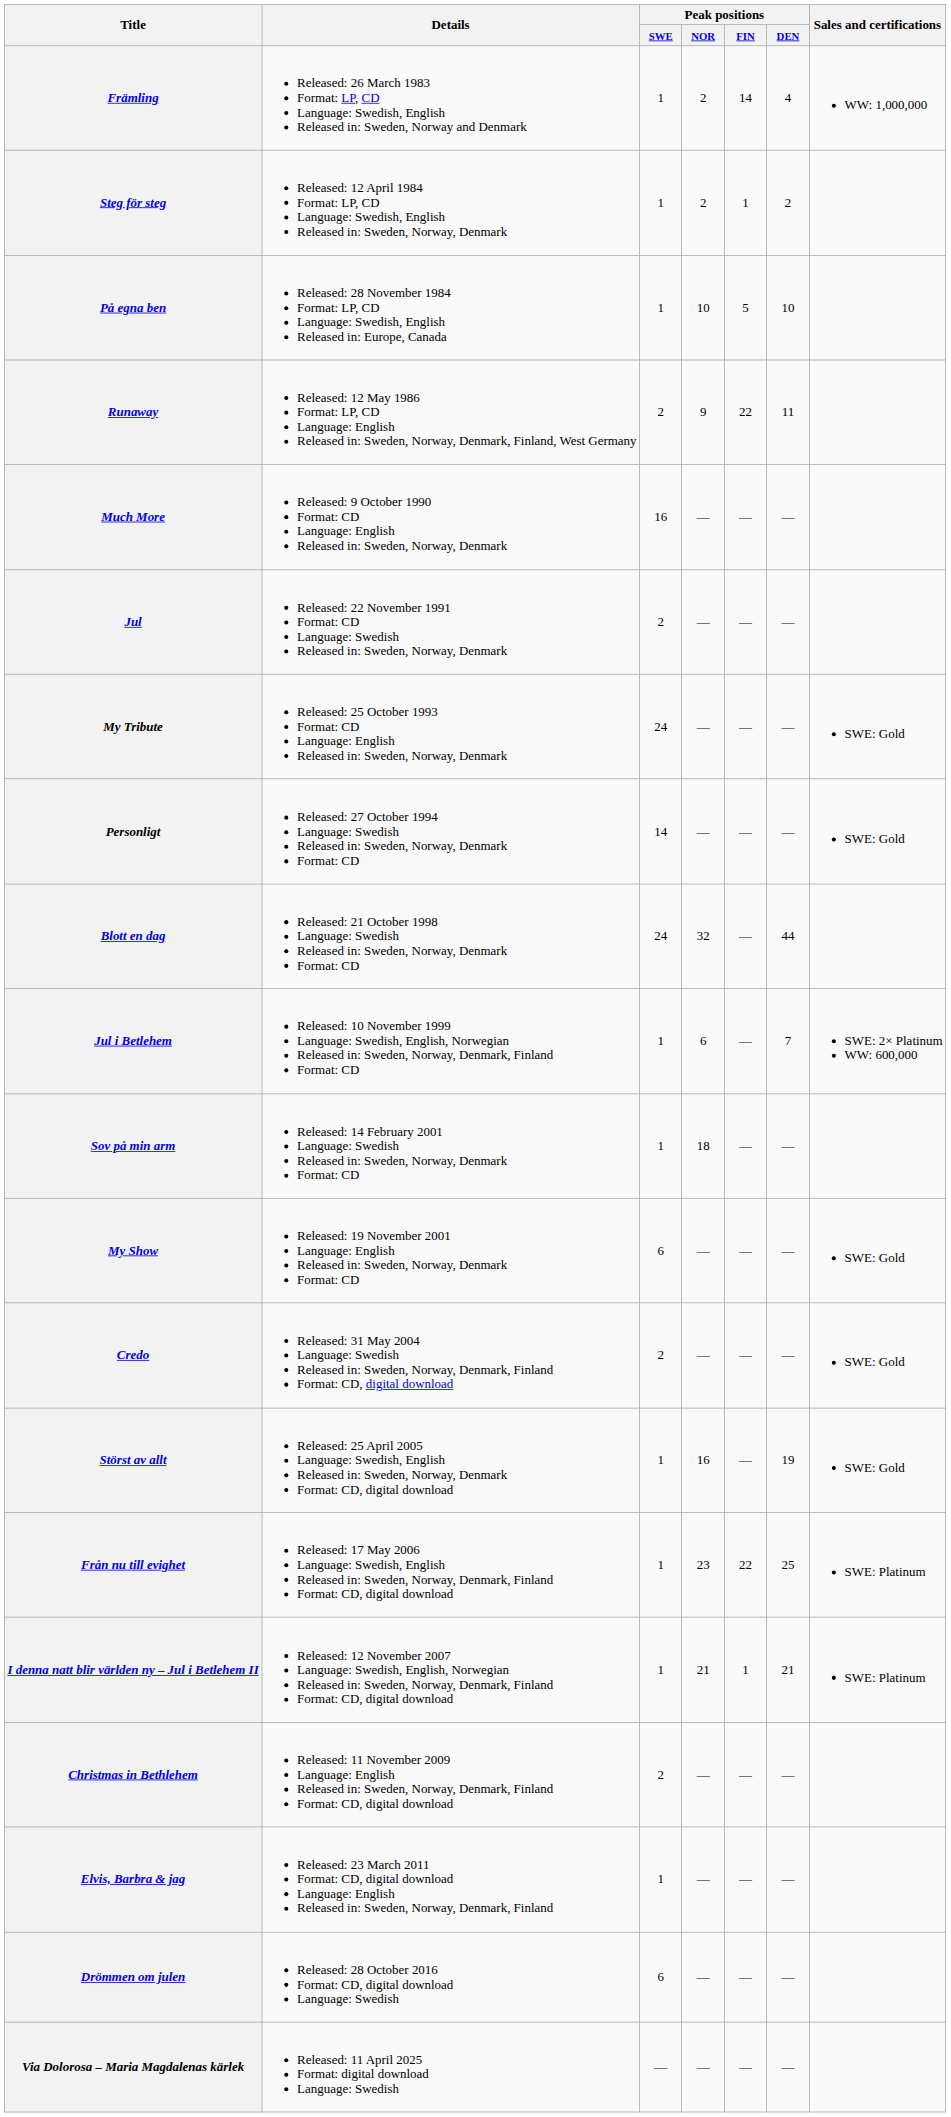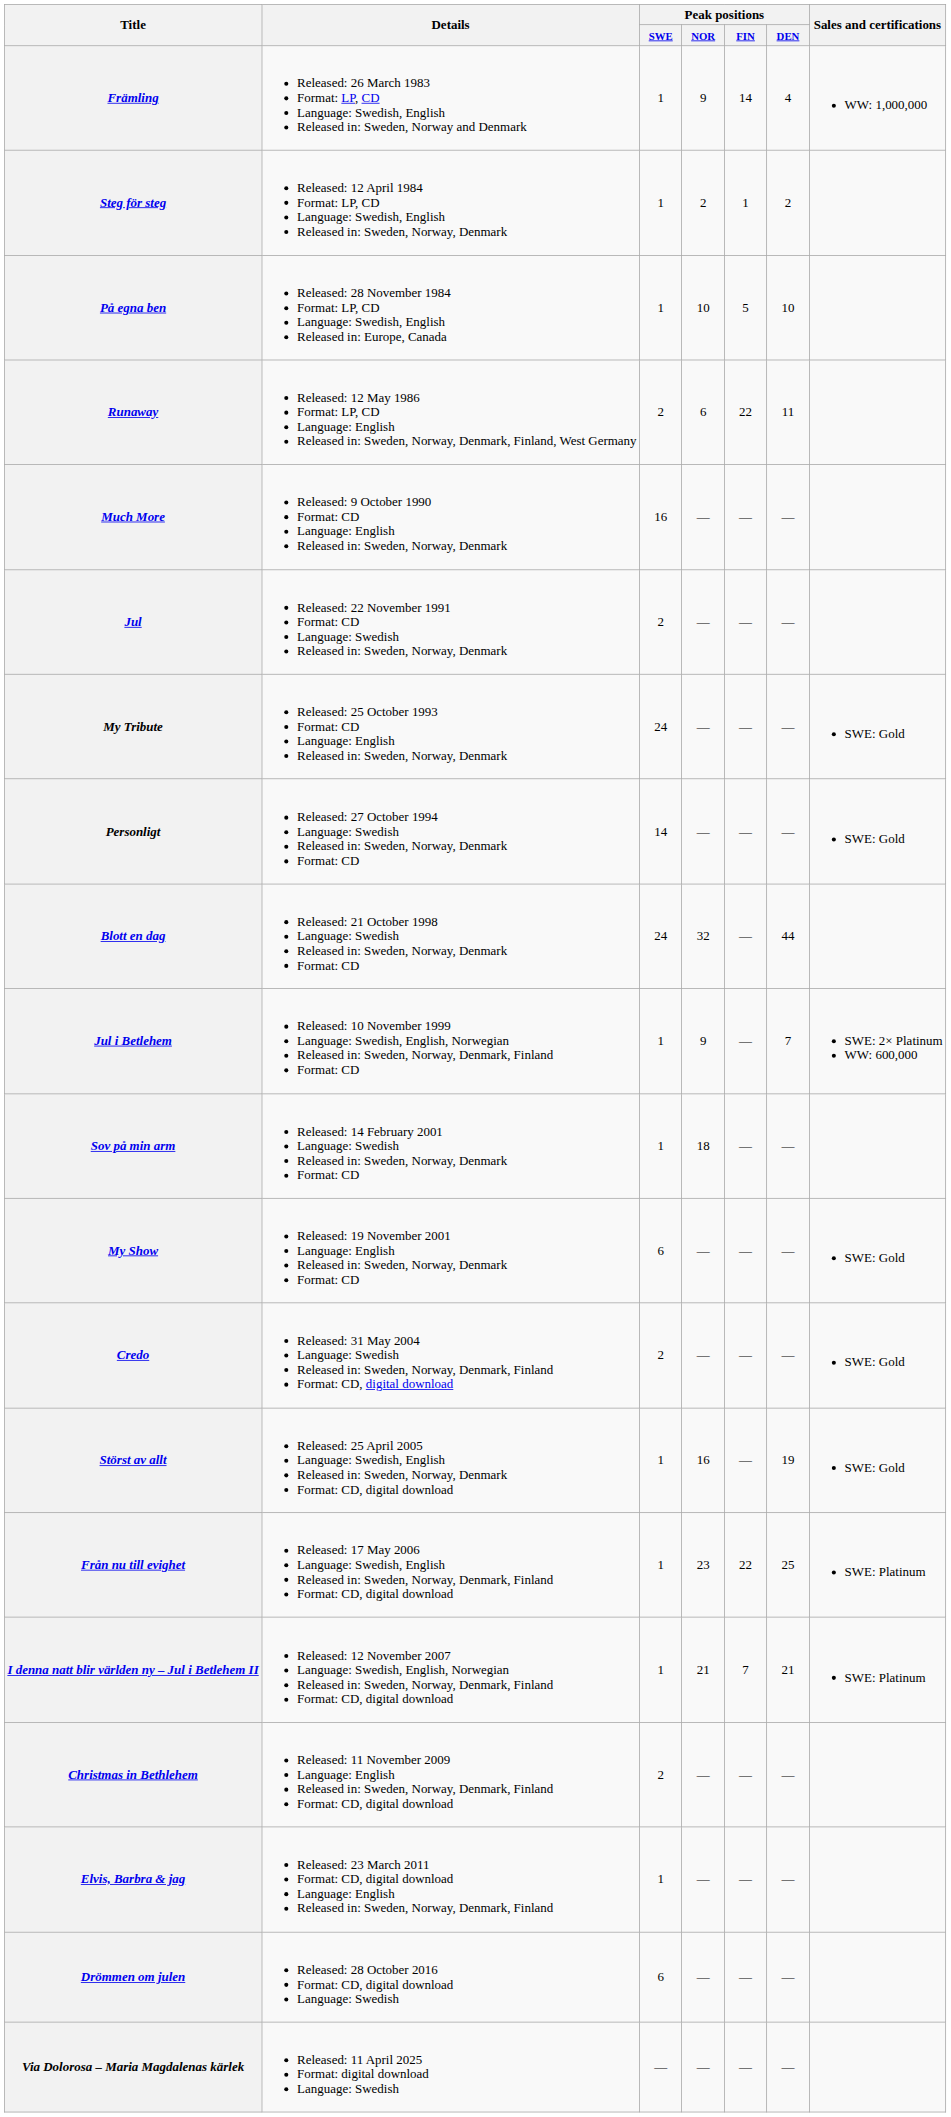(703, 98) 2 -> (703, 98) 9
(703, 412) 9 -> (703, 412) 6
(703, 1041) 6 -> (703, 1041) 9
(746, 1669) 1 -> (746, 1669) 7
